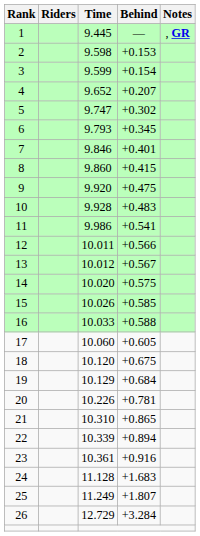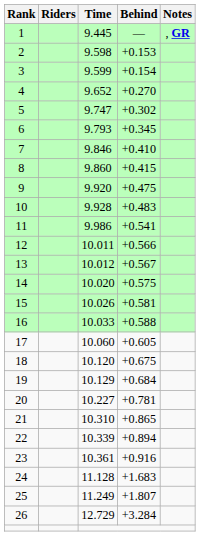(139, 91) +0.207 -> (139, 91) +0.270
(139, 149) +0.401 -> (139, 149) +0.410
(139, 303) +0.585 -> (139, 303) +0.581
(98, 399) 10.226 -> (98, 399) 10.227
